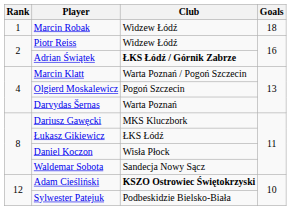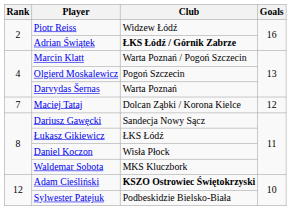- row: (62, 27)
+ row: (58, 105)
(155, 120) MKS Kluczbork -> (164, 120) Sandecja Nowy Sącz
(164, 167) Sandecja Nowy Sącz -> (155, 167) MKS Kluczbork
